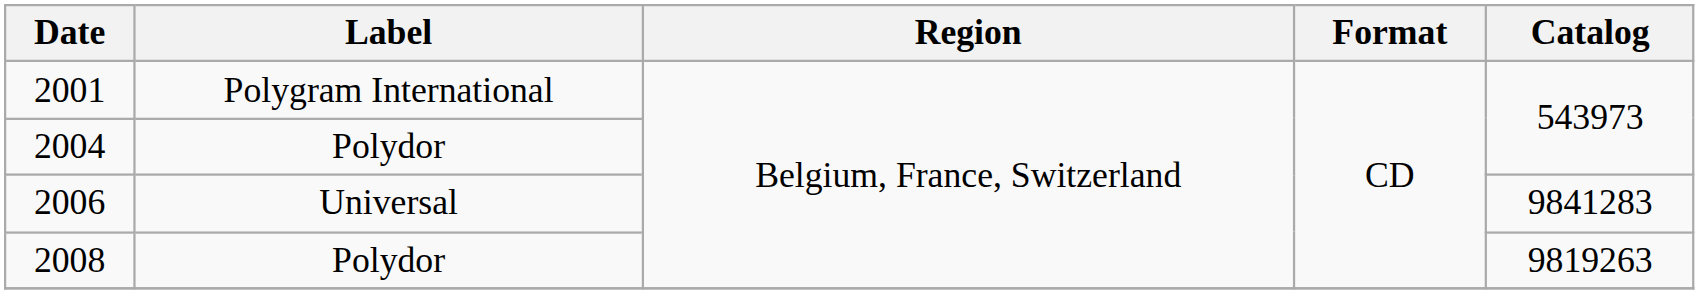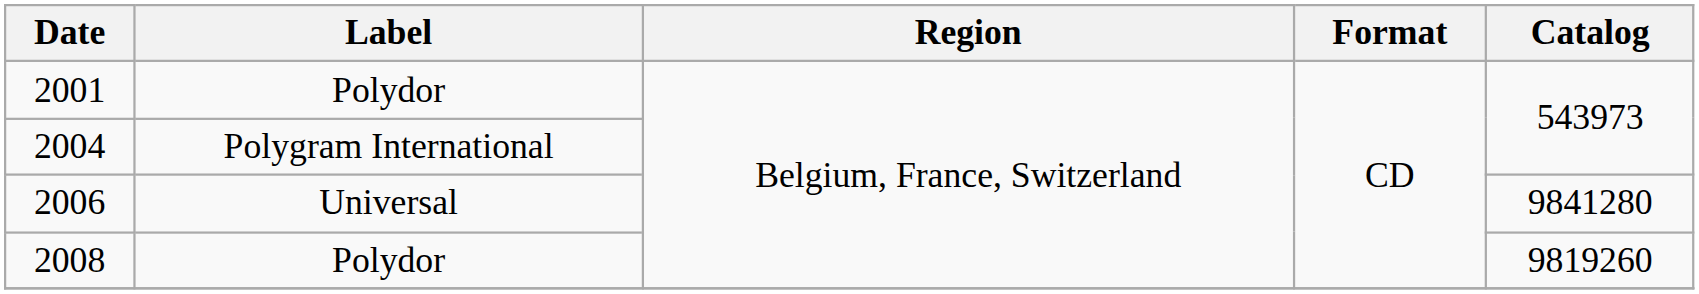(389, 89) Polygram International -> (389, 89) Polydor
(389, 145) Polydor -> (389, 145) Polygram International
(1590, 202) 9841283 -> (1590, 202) 9841280
(1590, 259) 9819263 -> (1590, 259) 9819260
